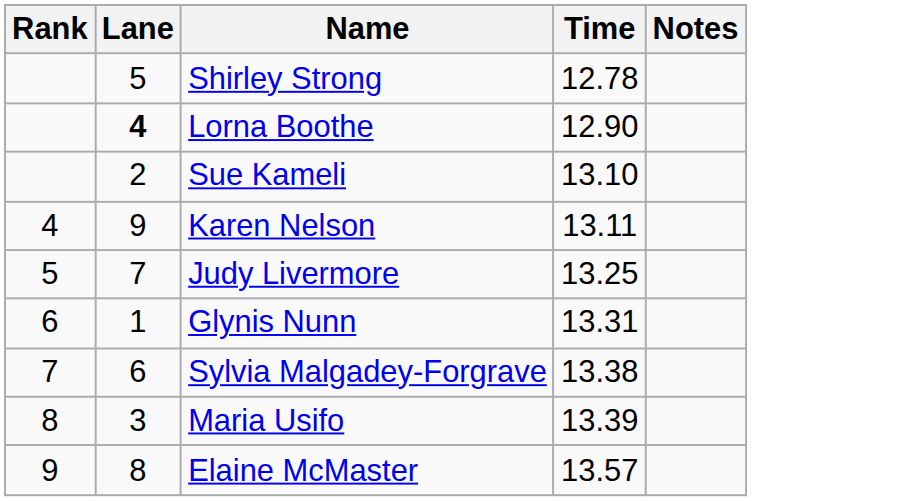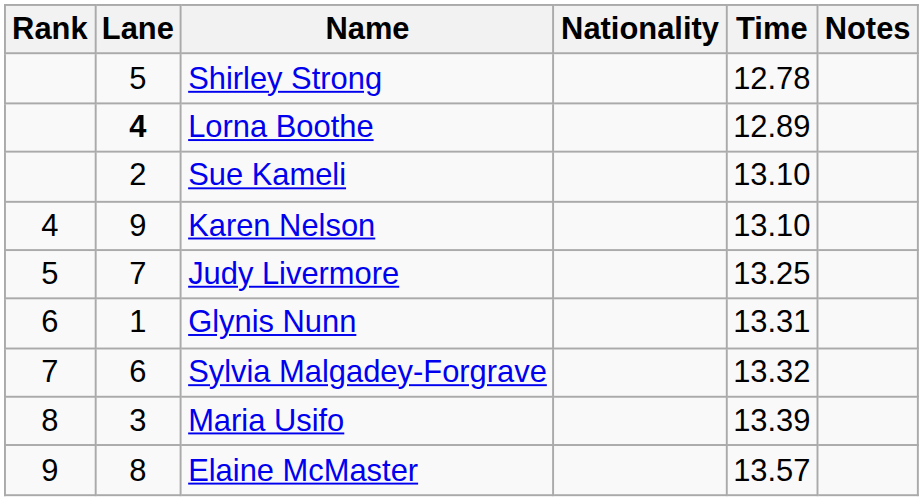+ column: (640, 28)
(600, 126) 12.90 -> (772, 126) 12.89
(600, 224) 13.11 -> (772, 224) 13.10
(600, 371) 13.38 -> (772, 371) 13.32
